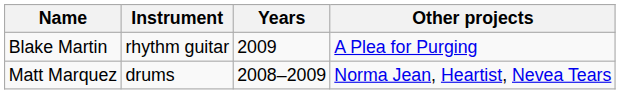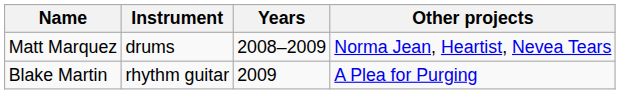rows swapped: (63, 74) <-> (58, 46)
